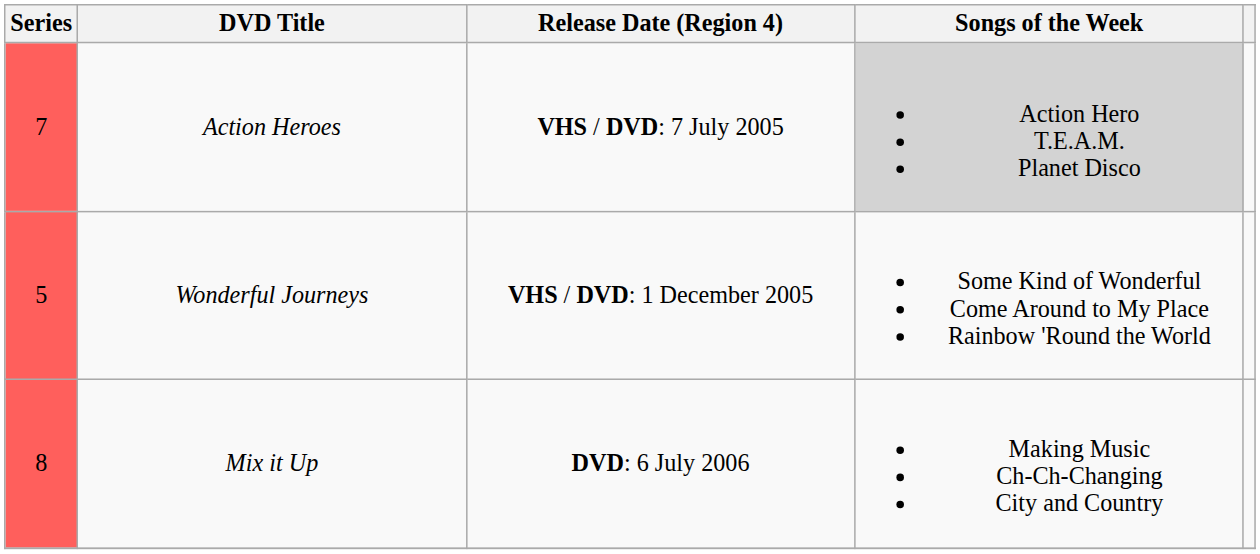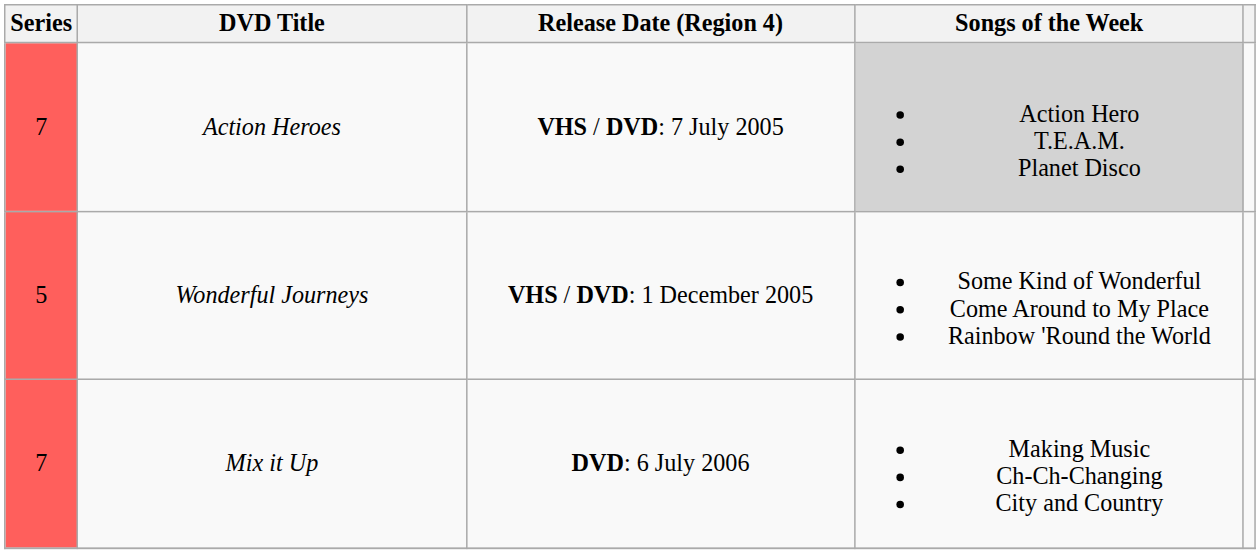(41, 463) 8 -> (41, 463) 7
